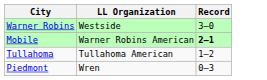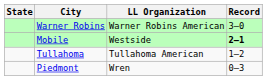+ column: (20, 11)
(100, 26) Westside -> (167, 26) Warner Robins American
(136, 40) Warner Robins American -> (130, 40) Westside
